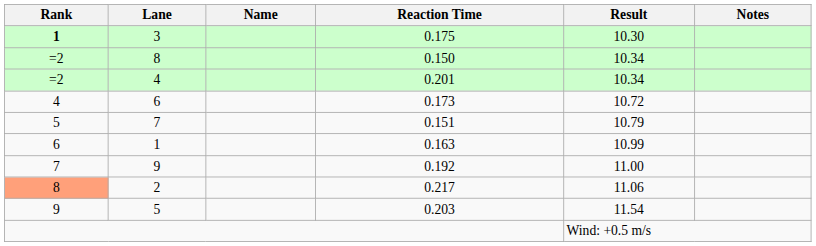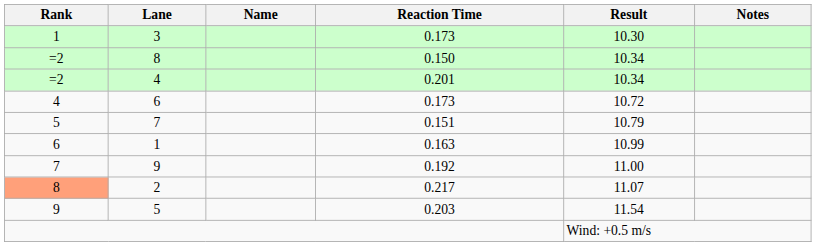(56, 36) bold -> (56, 36) normal
(440, 36) 0.175 -> (440, 36) 0.173
(629, 187) 11.06 -> (629, 187) 11.07
